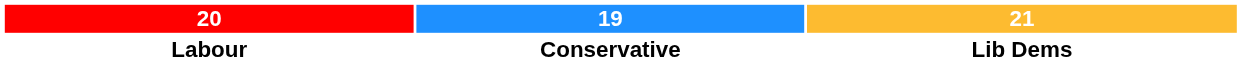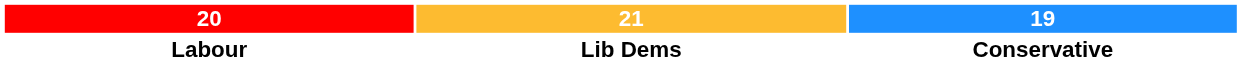columns swapped: (610, 18) <-> (1022, 18)
